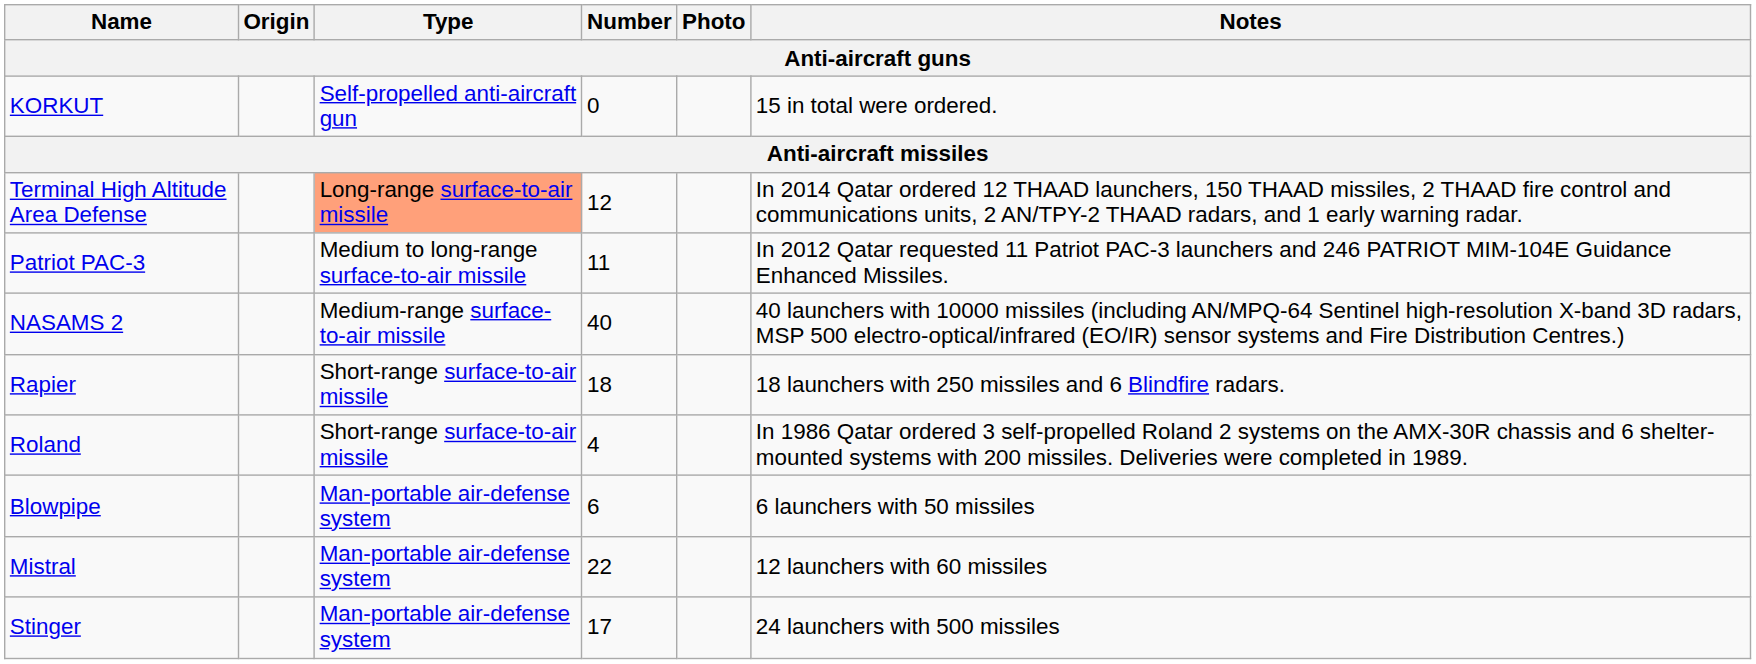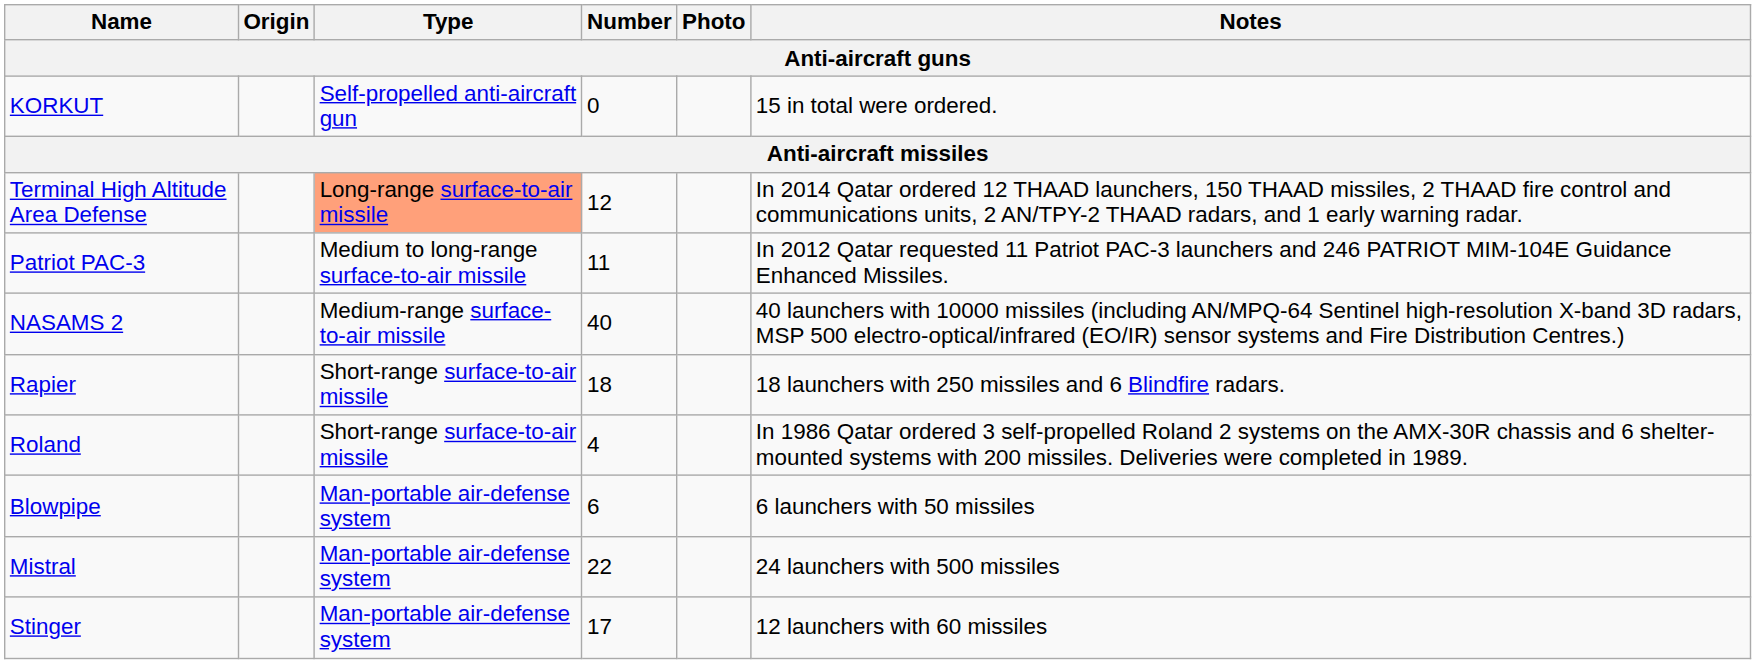(901, 566) 12 launchers with 60 missiles -> (908, 566) 24 launchers with 500 missiles
(908, 627) 24 launchers with 500 missiles -> (901, 627) 12 launchers with 60 missiles
